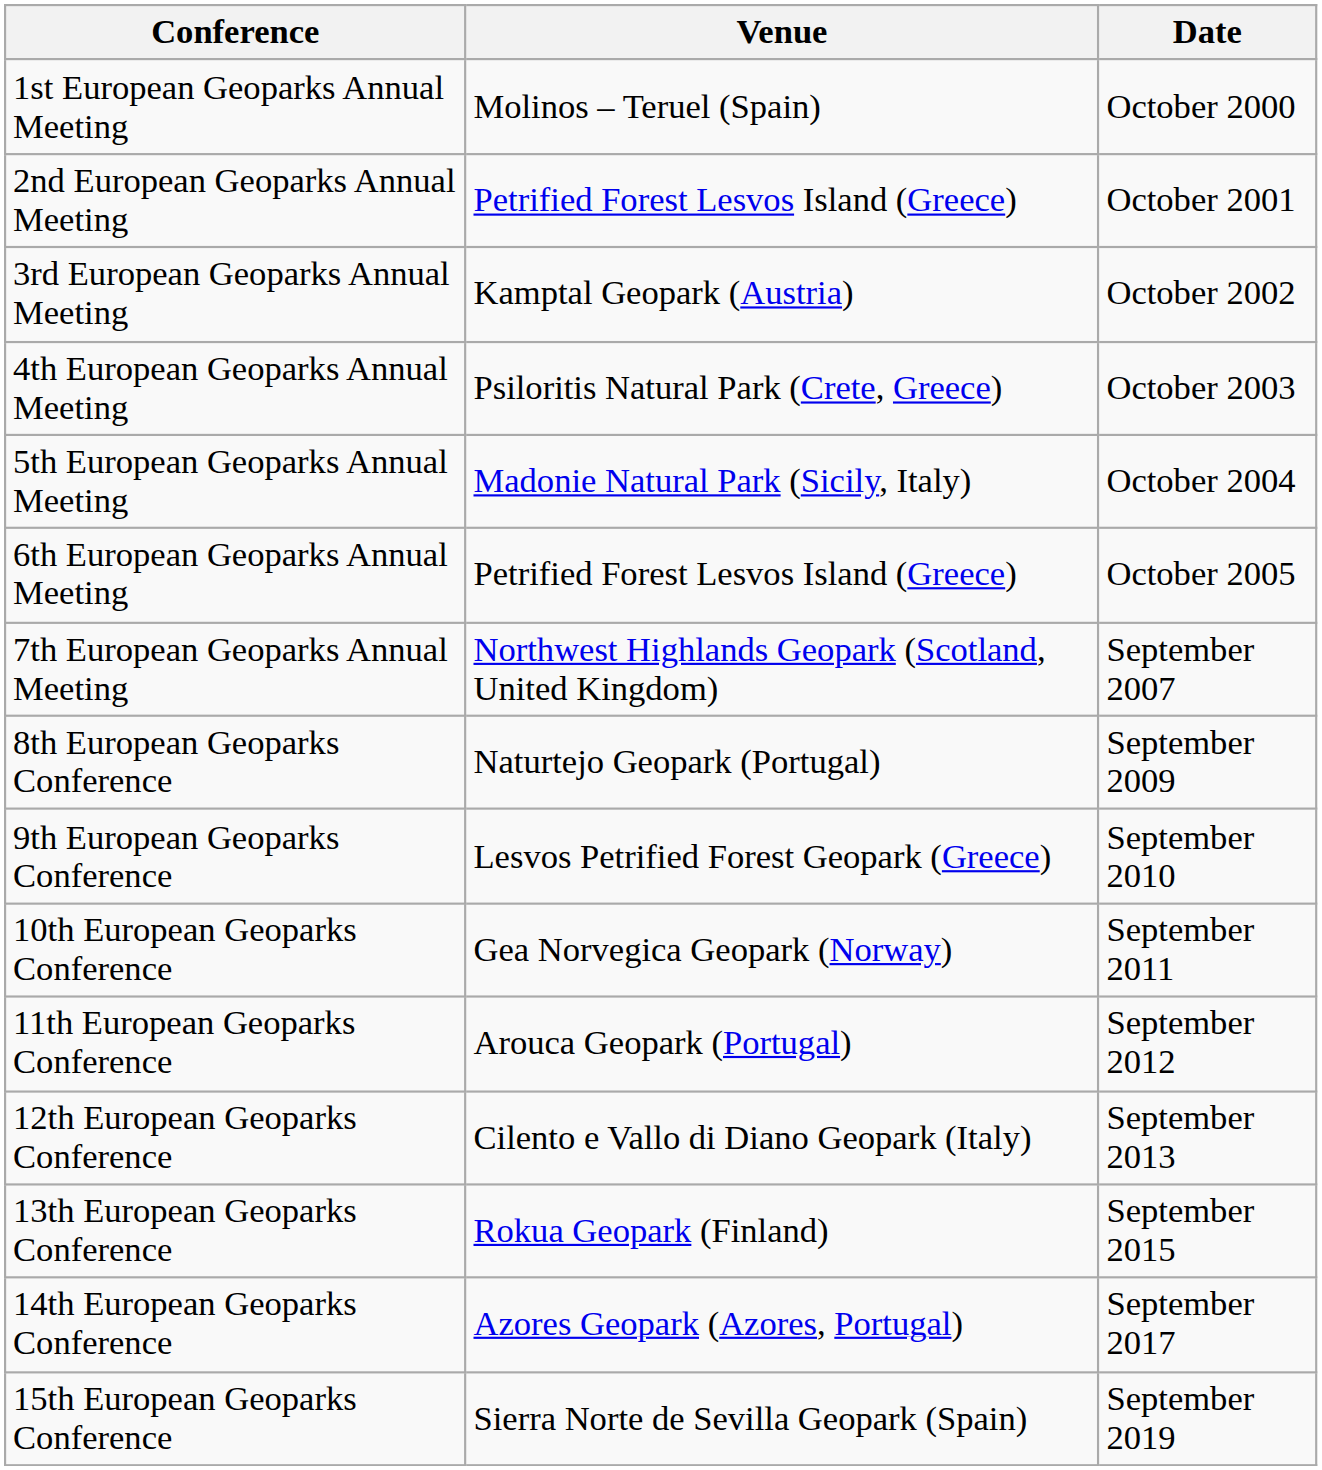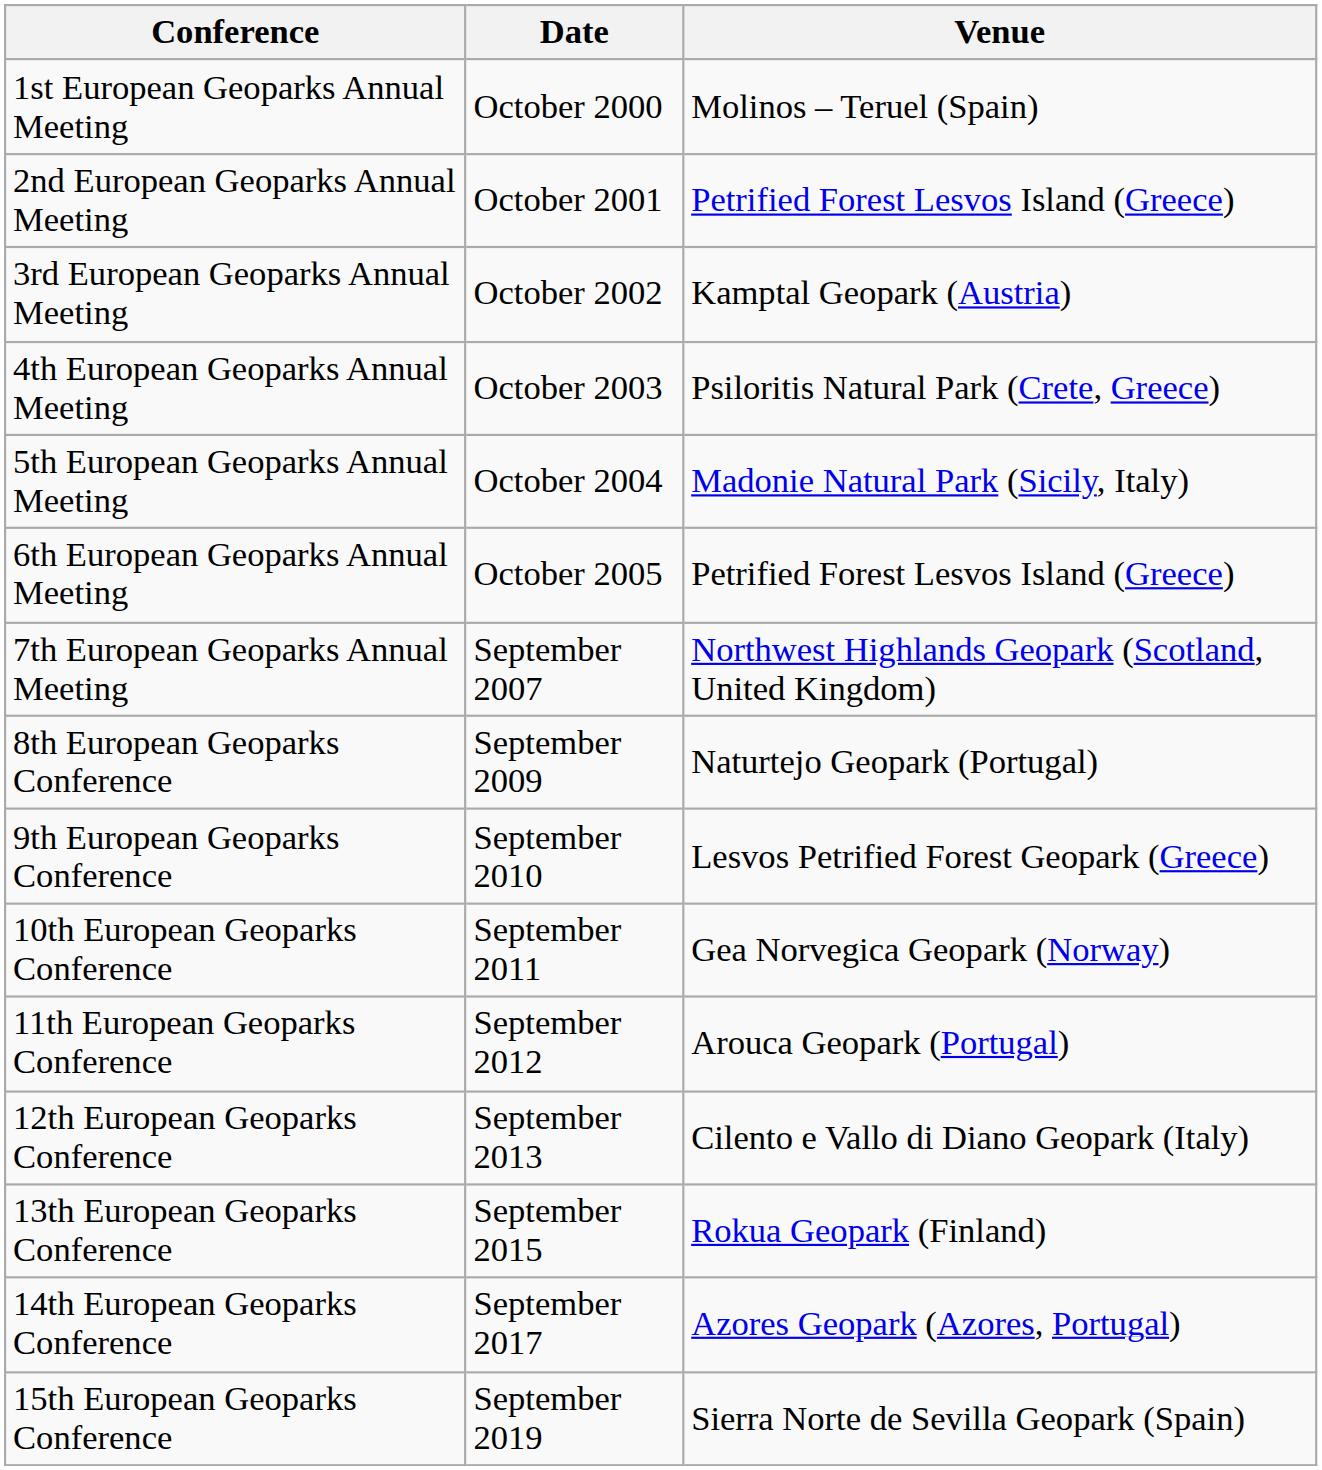columns swapped: (782, 31) <-> (1207, 31)
